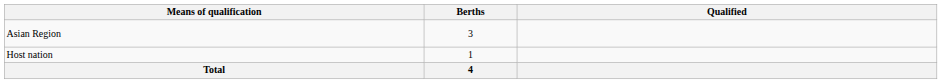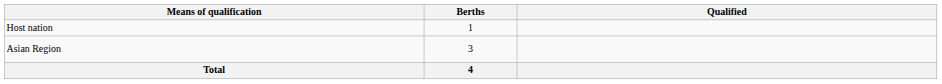rows swapped: (30, 54) <-> (34, 33)
